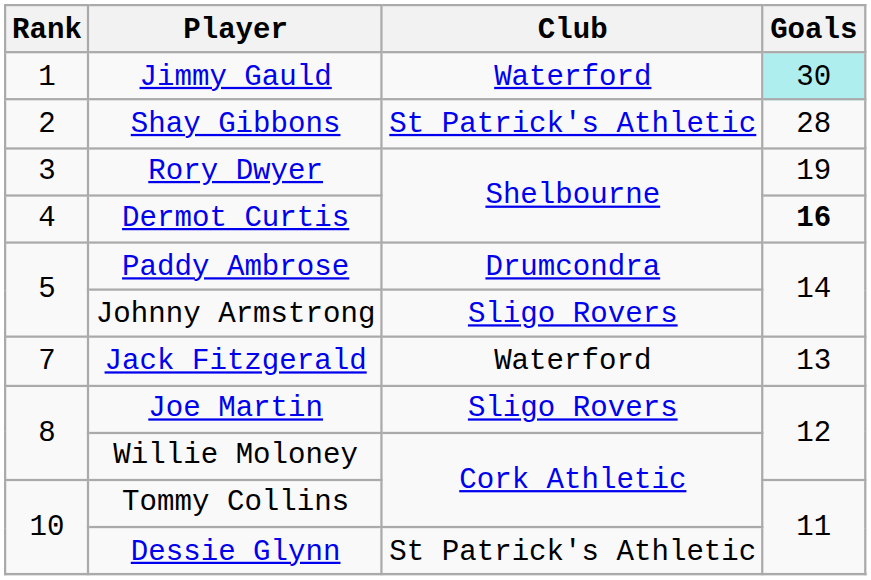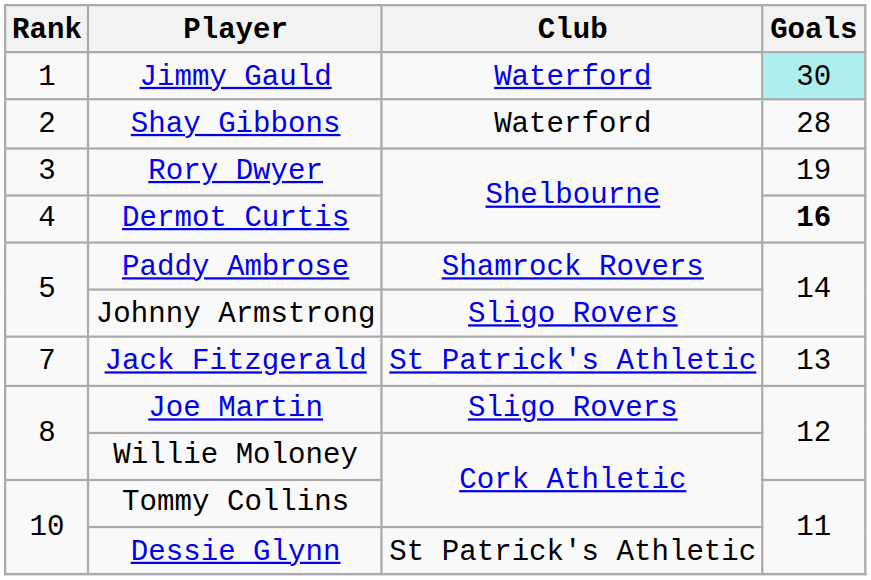(573, 124) St Patrick's Athletic -> (573, 124) Waterford
(573, 266) Drumcondra -> (573, 266) Shamrock Rovers
(573, 361) Waterford -> (573, 361) St Patrick's Athletic
